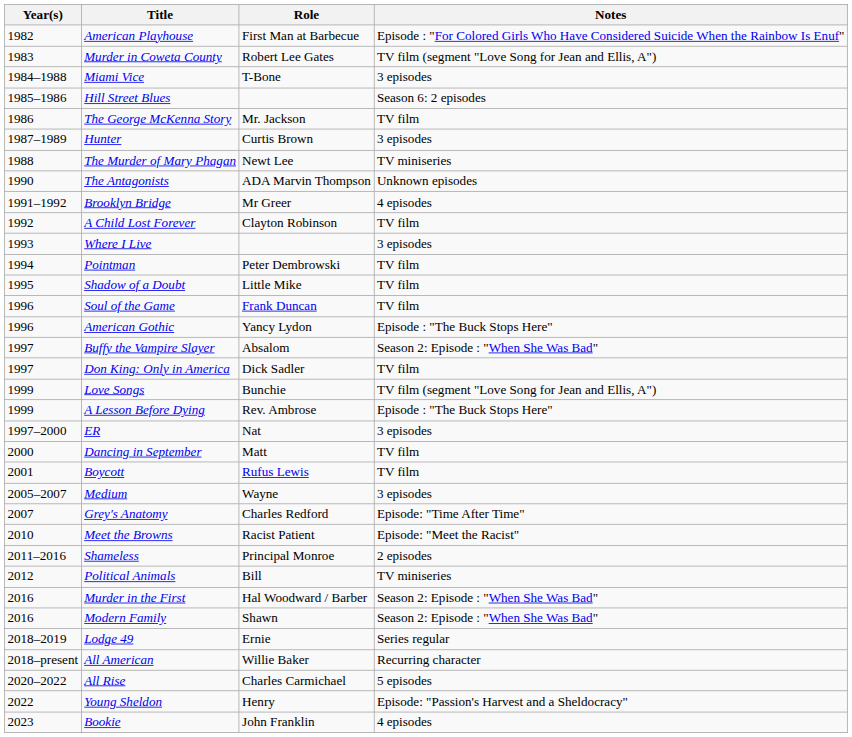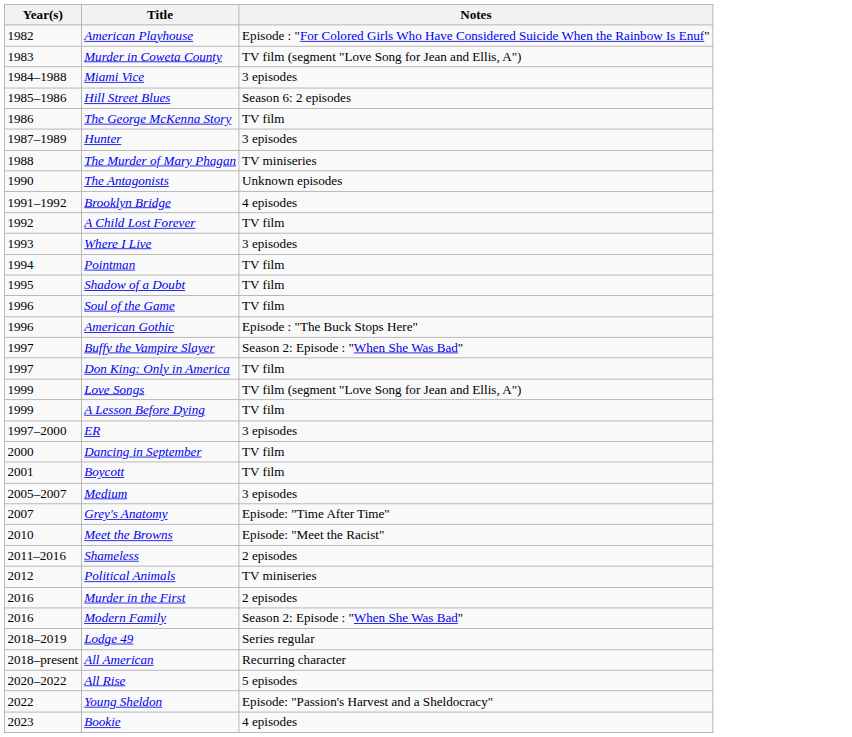- column: (306, 14)
(465, 410) Episode : "The Buck Stops Here" -> (263, 410) TV film
(487, 597) Season 2: Episode : "When She Was Bad" -> (270, 597) 2 episodes
